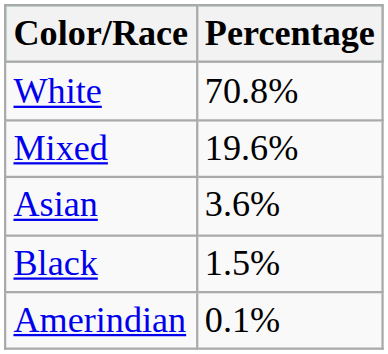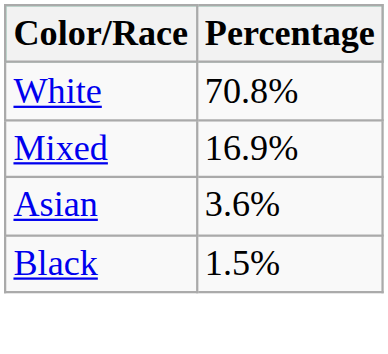(252, 147) 19.6% -> (252, 147) 16.9%
- row: (100, 319)
